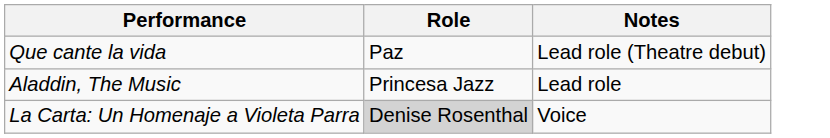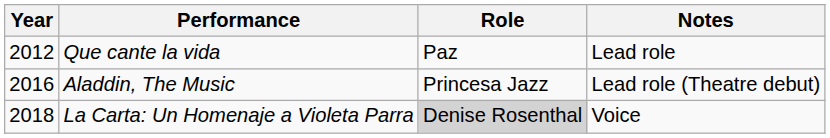+ column: (32, 20)
(652, 52) Lead role (Theatre debut) -> (634, 52) Lead role
(579, 84) Lead role -> (706, 84) Lead role (Theatre debut)
